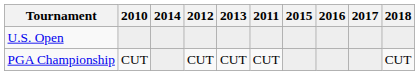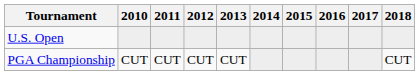columns swapped: (266, 15) <-> (167, 15)
